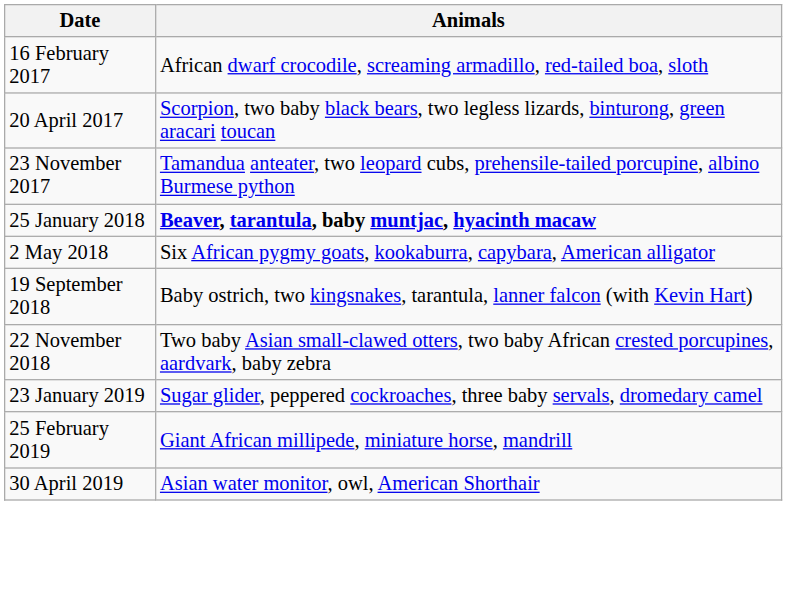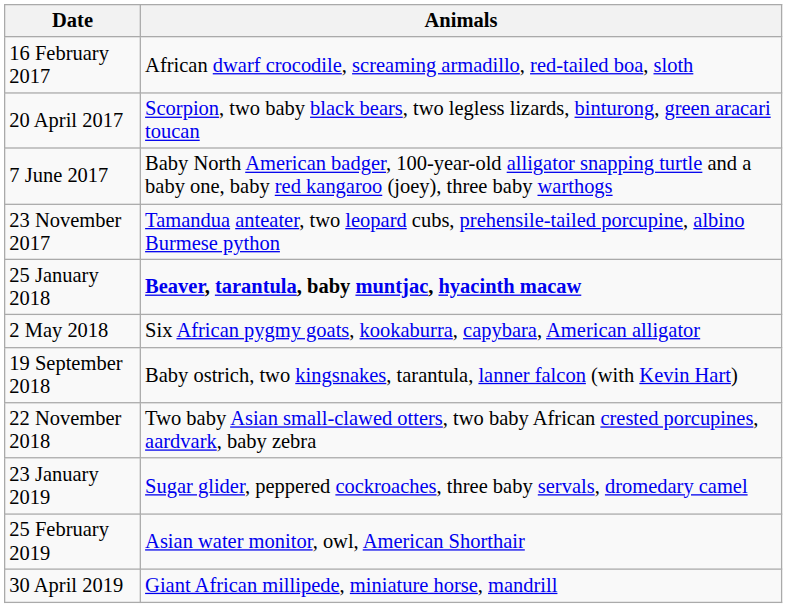+ row: (59, 175)
(366, 439) Giant African millipede, miniature horse, mandrill -> (335, 541) Asian water monitor, owl, American Shorthair
(350, 483) Asian water monitor, owl, American Shorthair -> (351, 585) Giant African millipede, miniature horse, mandrill
